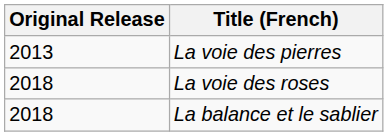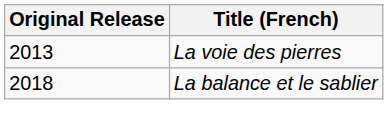- row: (252, 83)
